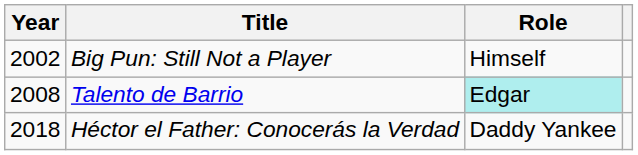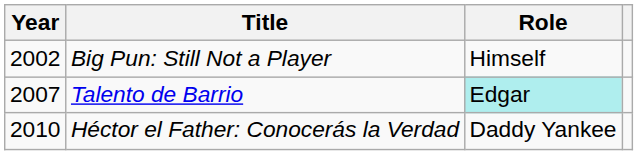(35, 94) 2008 -> (35, 94) 2007
(35, 130) 2018 -> (35, 130) 2010
